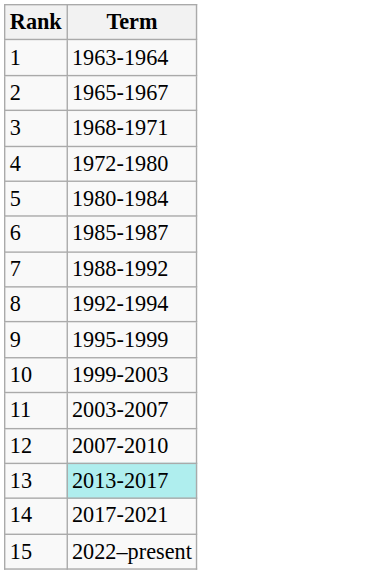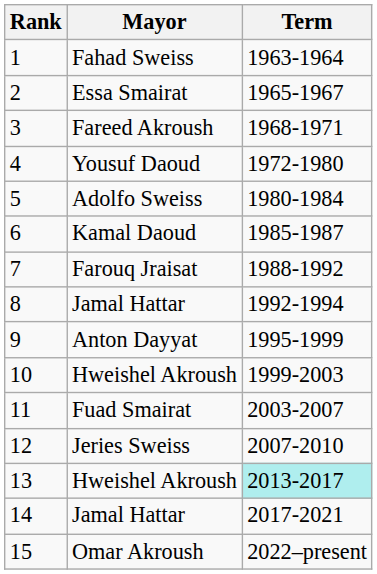+ column: (154, 22)
